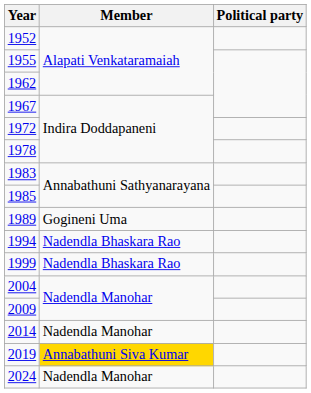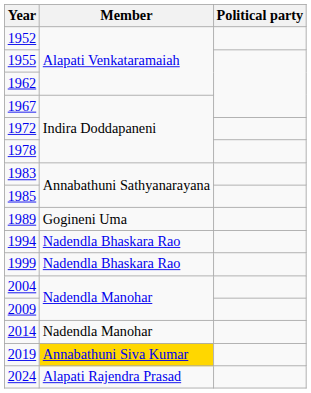(98, 377) Nadendla Manohar -> (112, 377) Alapati Rajendra Prasad
